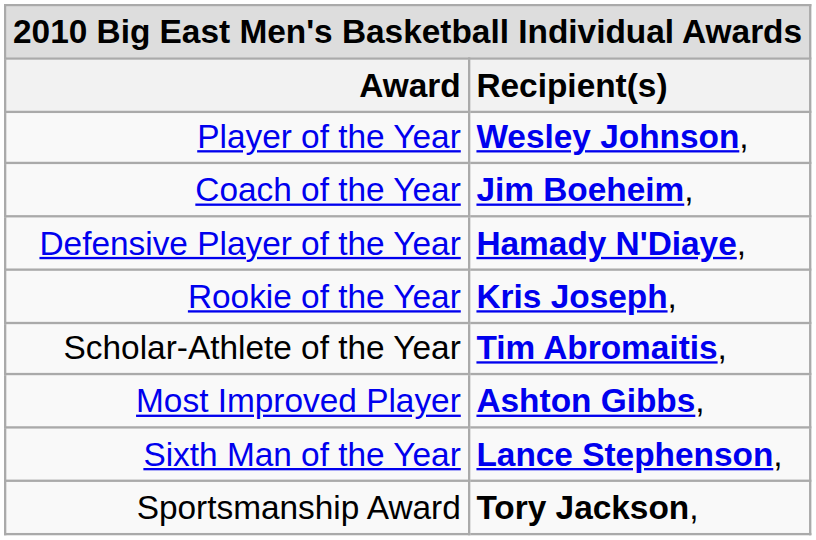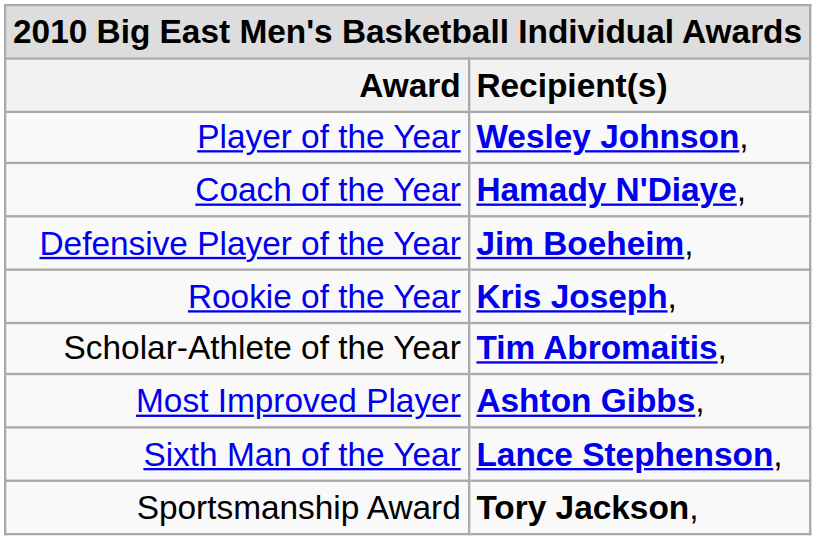(585, 190) Jim Boeheim, -> (611, 190) Hamady N'Diaye,
(611, 243) Hamady N'Diaye, -> (585, 243) Jim Boeheim,
